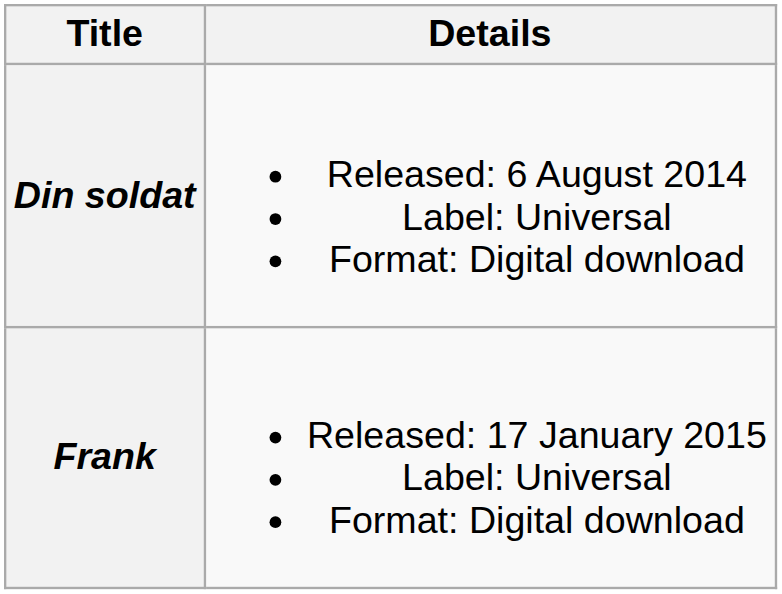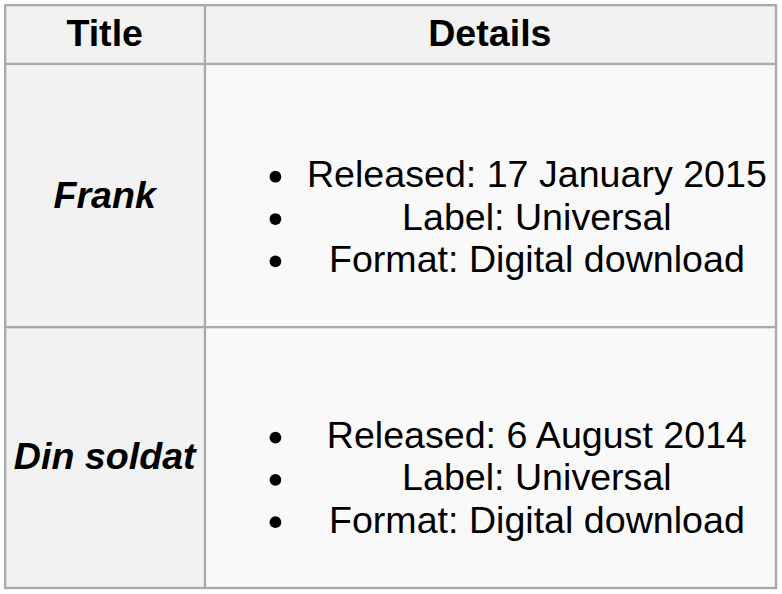rows swapped: (105, 194) <-> (105, 456)
